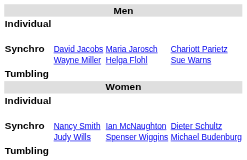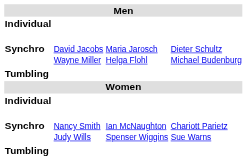(199, 55) Chariott Parietz Sue Warns -> (206, 55) Dieter Schultz Michael Budenburg
(206, 132) Dieter Schultz Michael Budenburg -> (199, 132) Chariott Parietz Sue Warns
